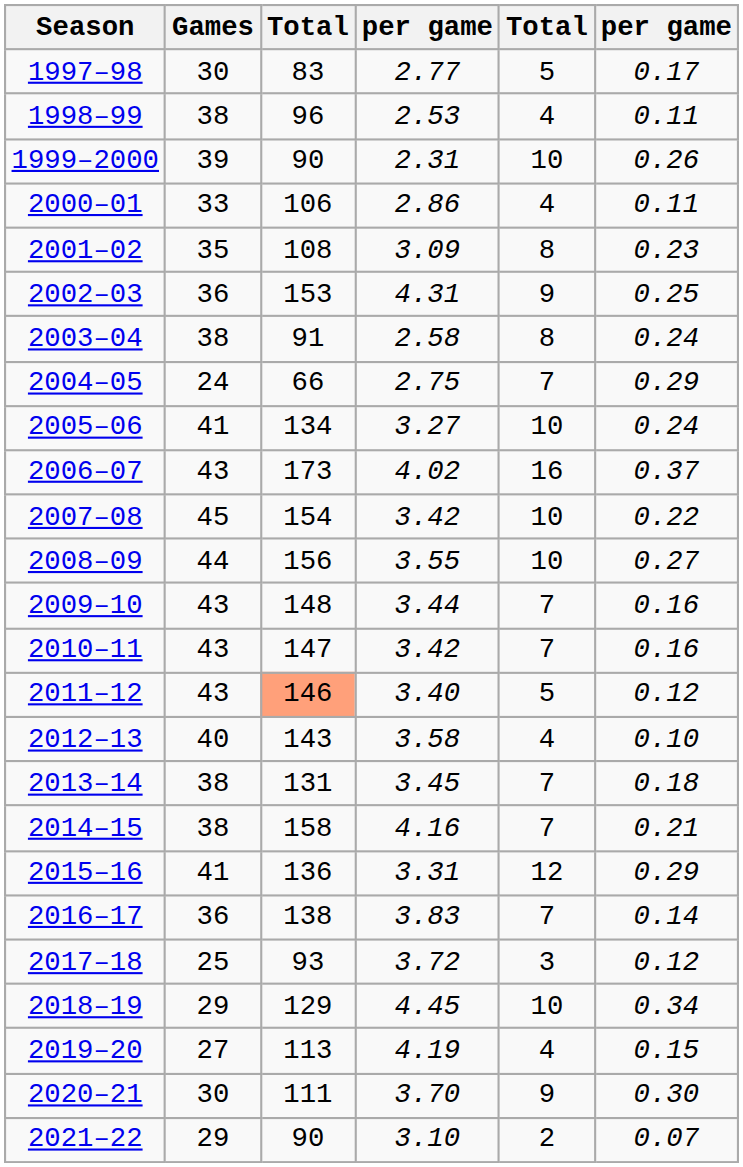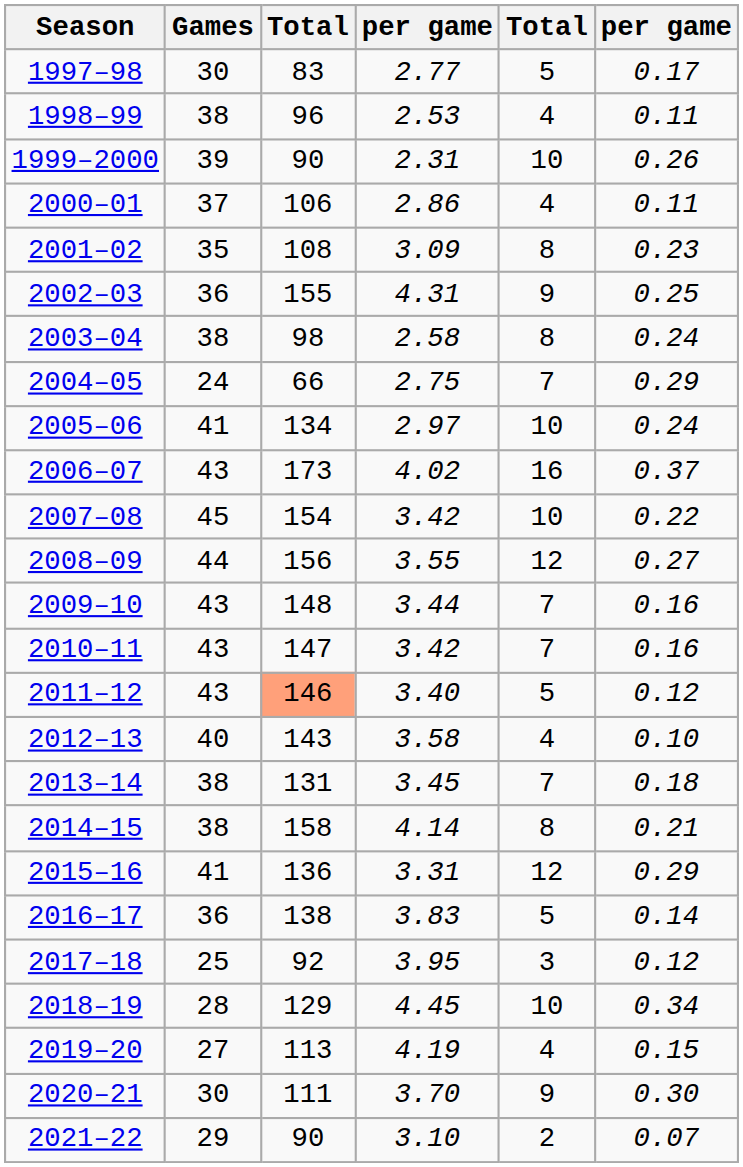(213, 205) 33 -> (213, 205) 37
(308, 294) 153 -> (308, 294) 155
(308, 339) 91 -> (308, 339) 98
(427, 428) 3.27 -> (427, 428) 2.97
(547, 561) 10 -> (547, 561) 12
(427, 828) 4.16 -> (427, 828) 4.14
(547, 828) 7 -> (547, 828) 8
(547, 917) 7 -> (547, 917) 5
(308, 962) 93 -> (308, 962) 92
(427, 962) 3.72 -> (427, 962) 3.95
(213, 1006) 29 -> (213, 1006) 28
